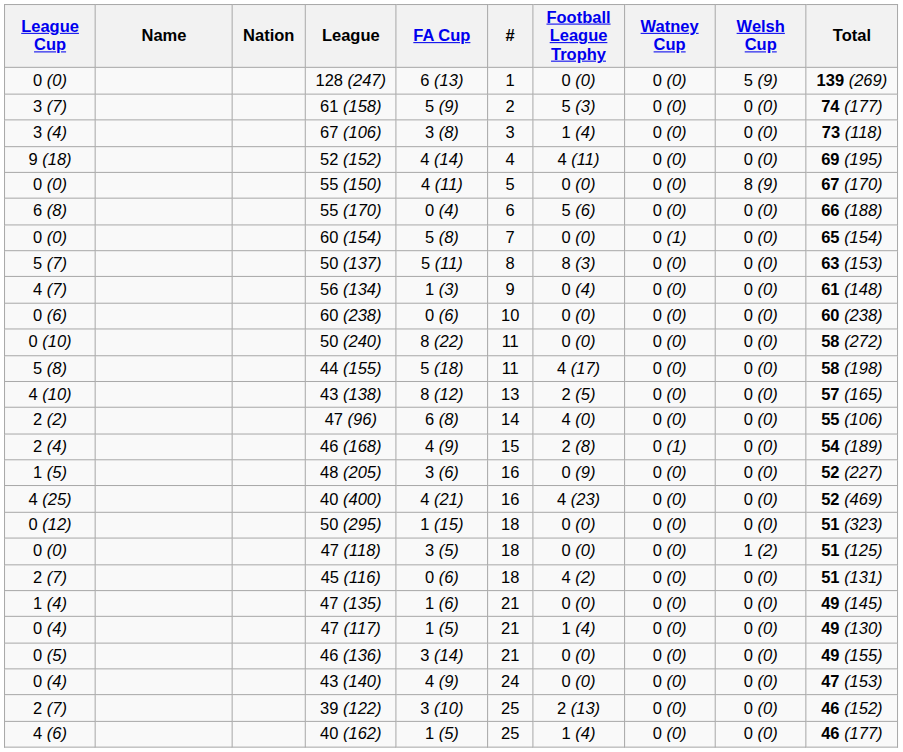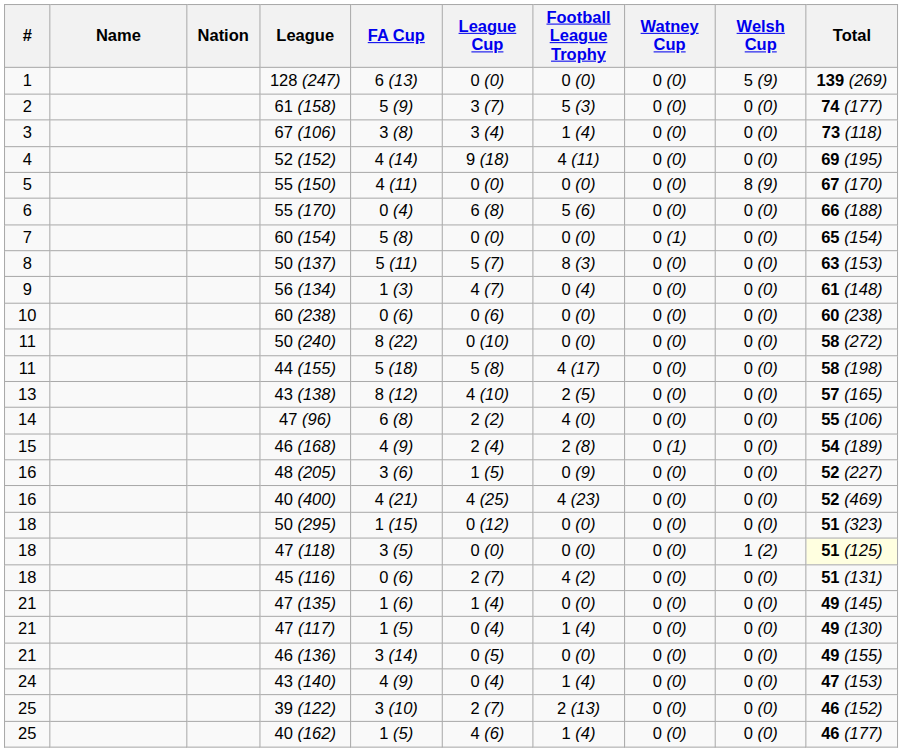columns swapped: (510, 36) <-> (50, 36)
(852, 551) no background -> (852, 551) lightyellow background
(579, 681) 0 (0) -> (579, 681) 1 (4)
